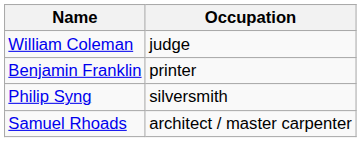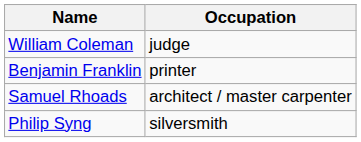rows swapped: (68, 123) <-> (50, 96)
